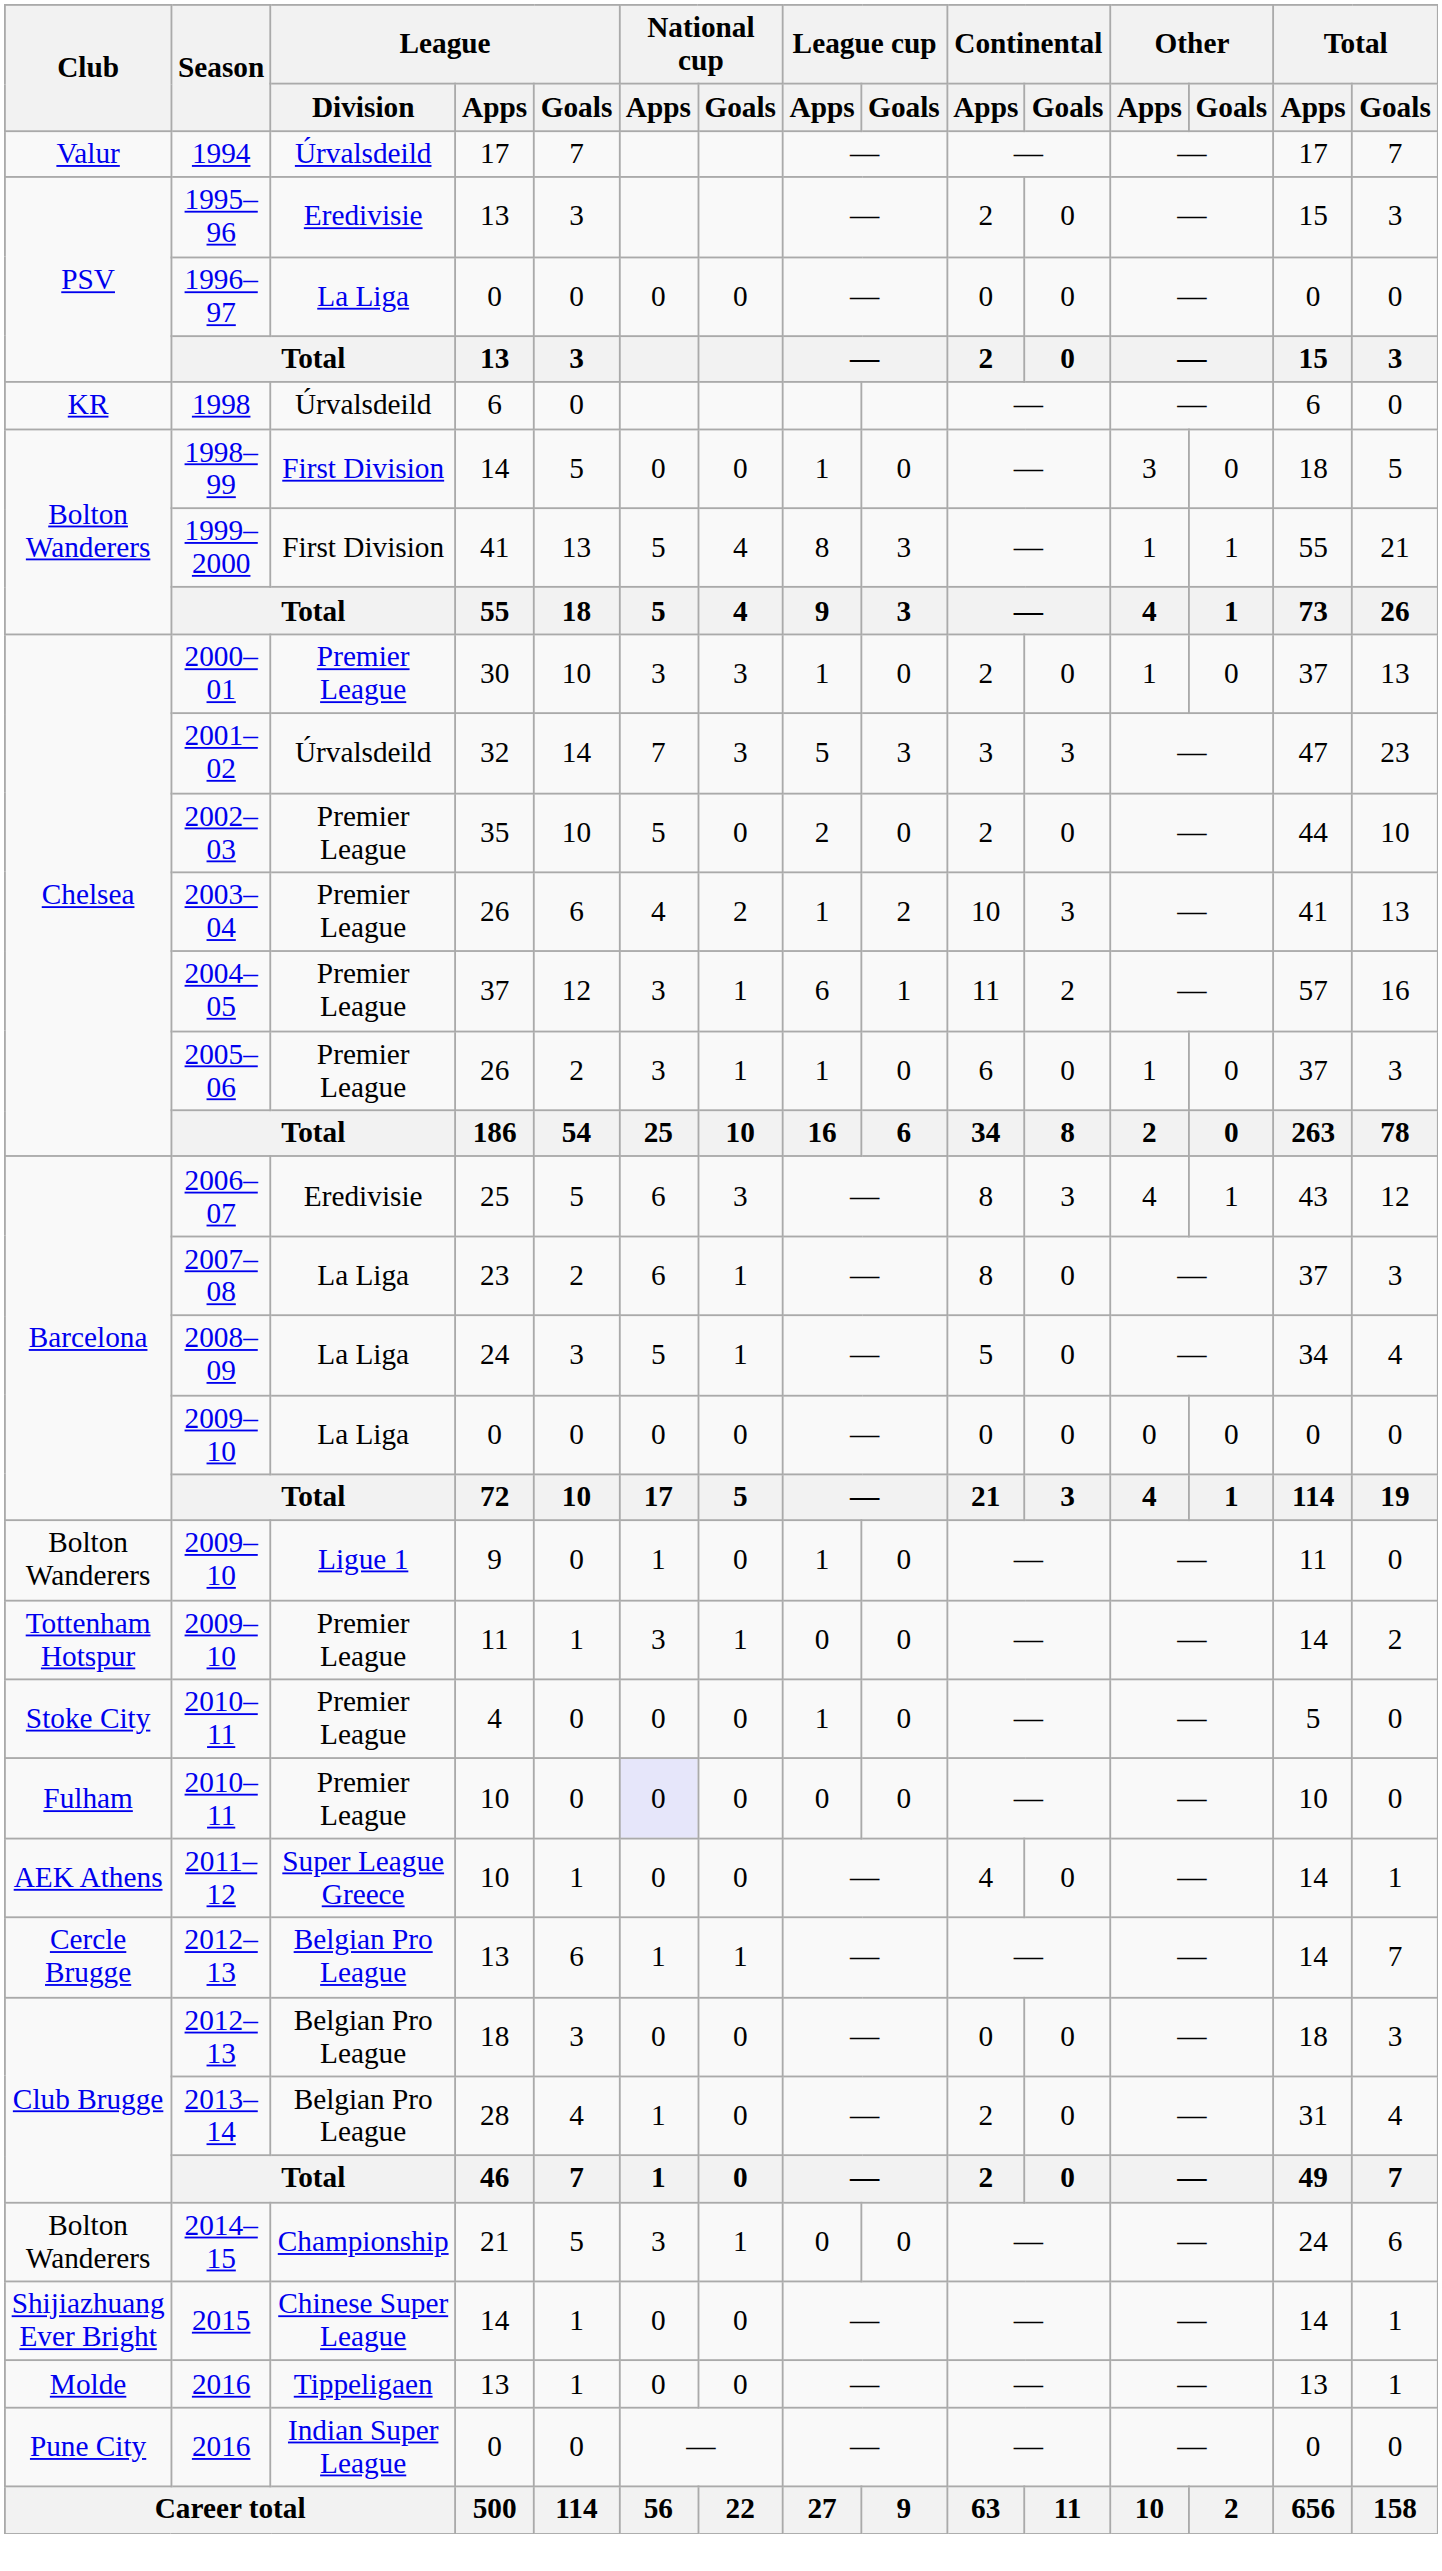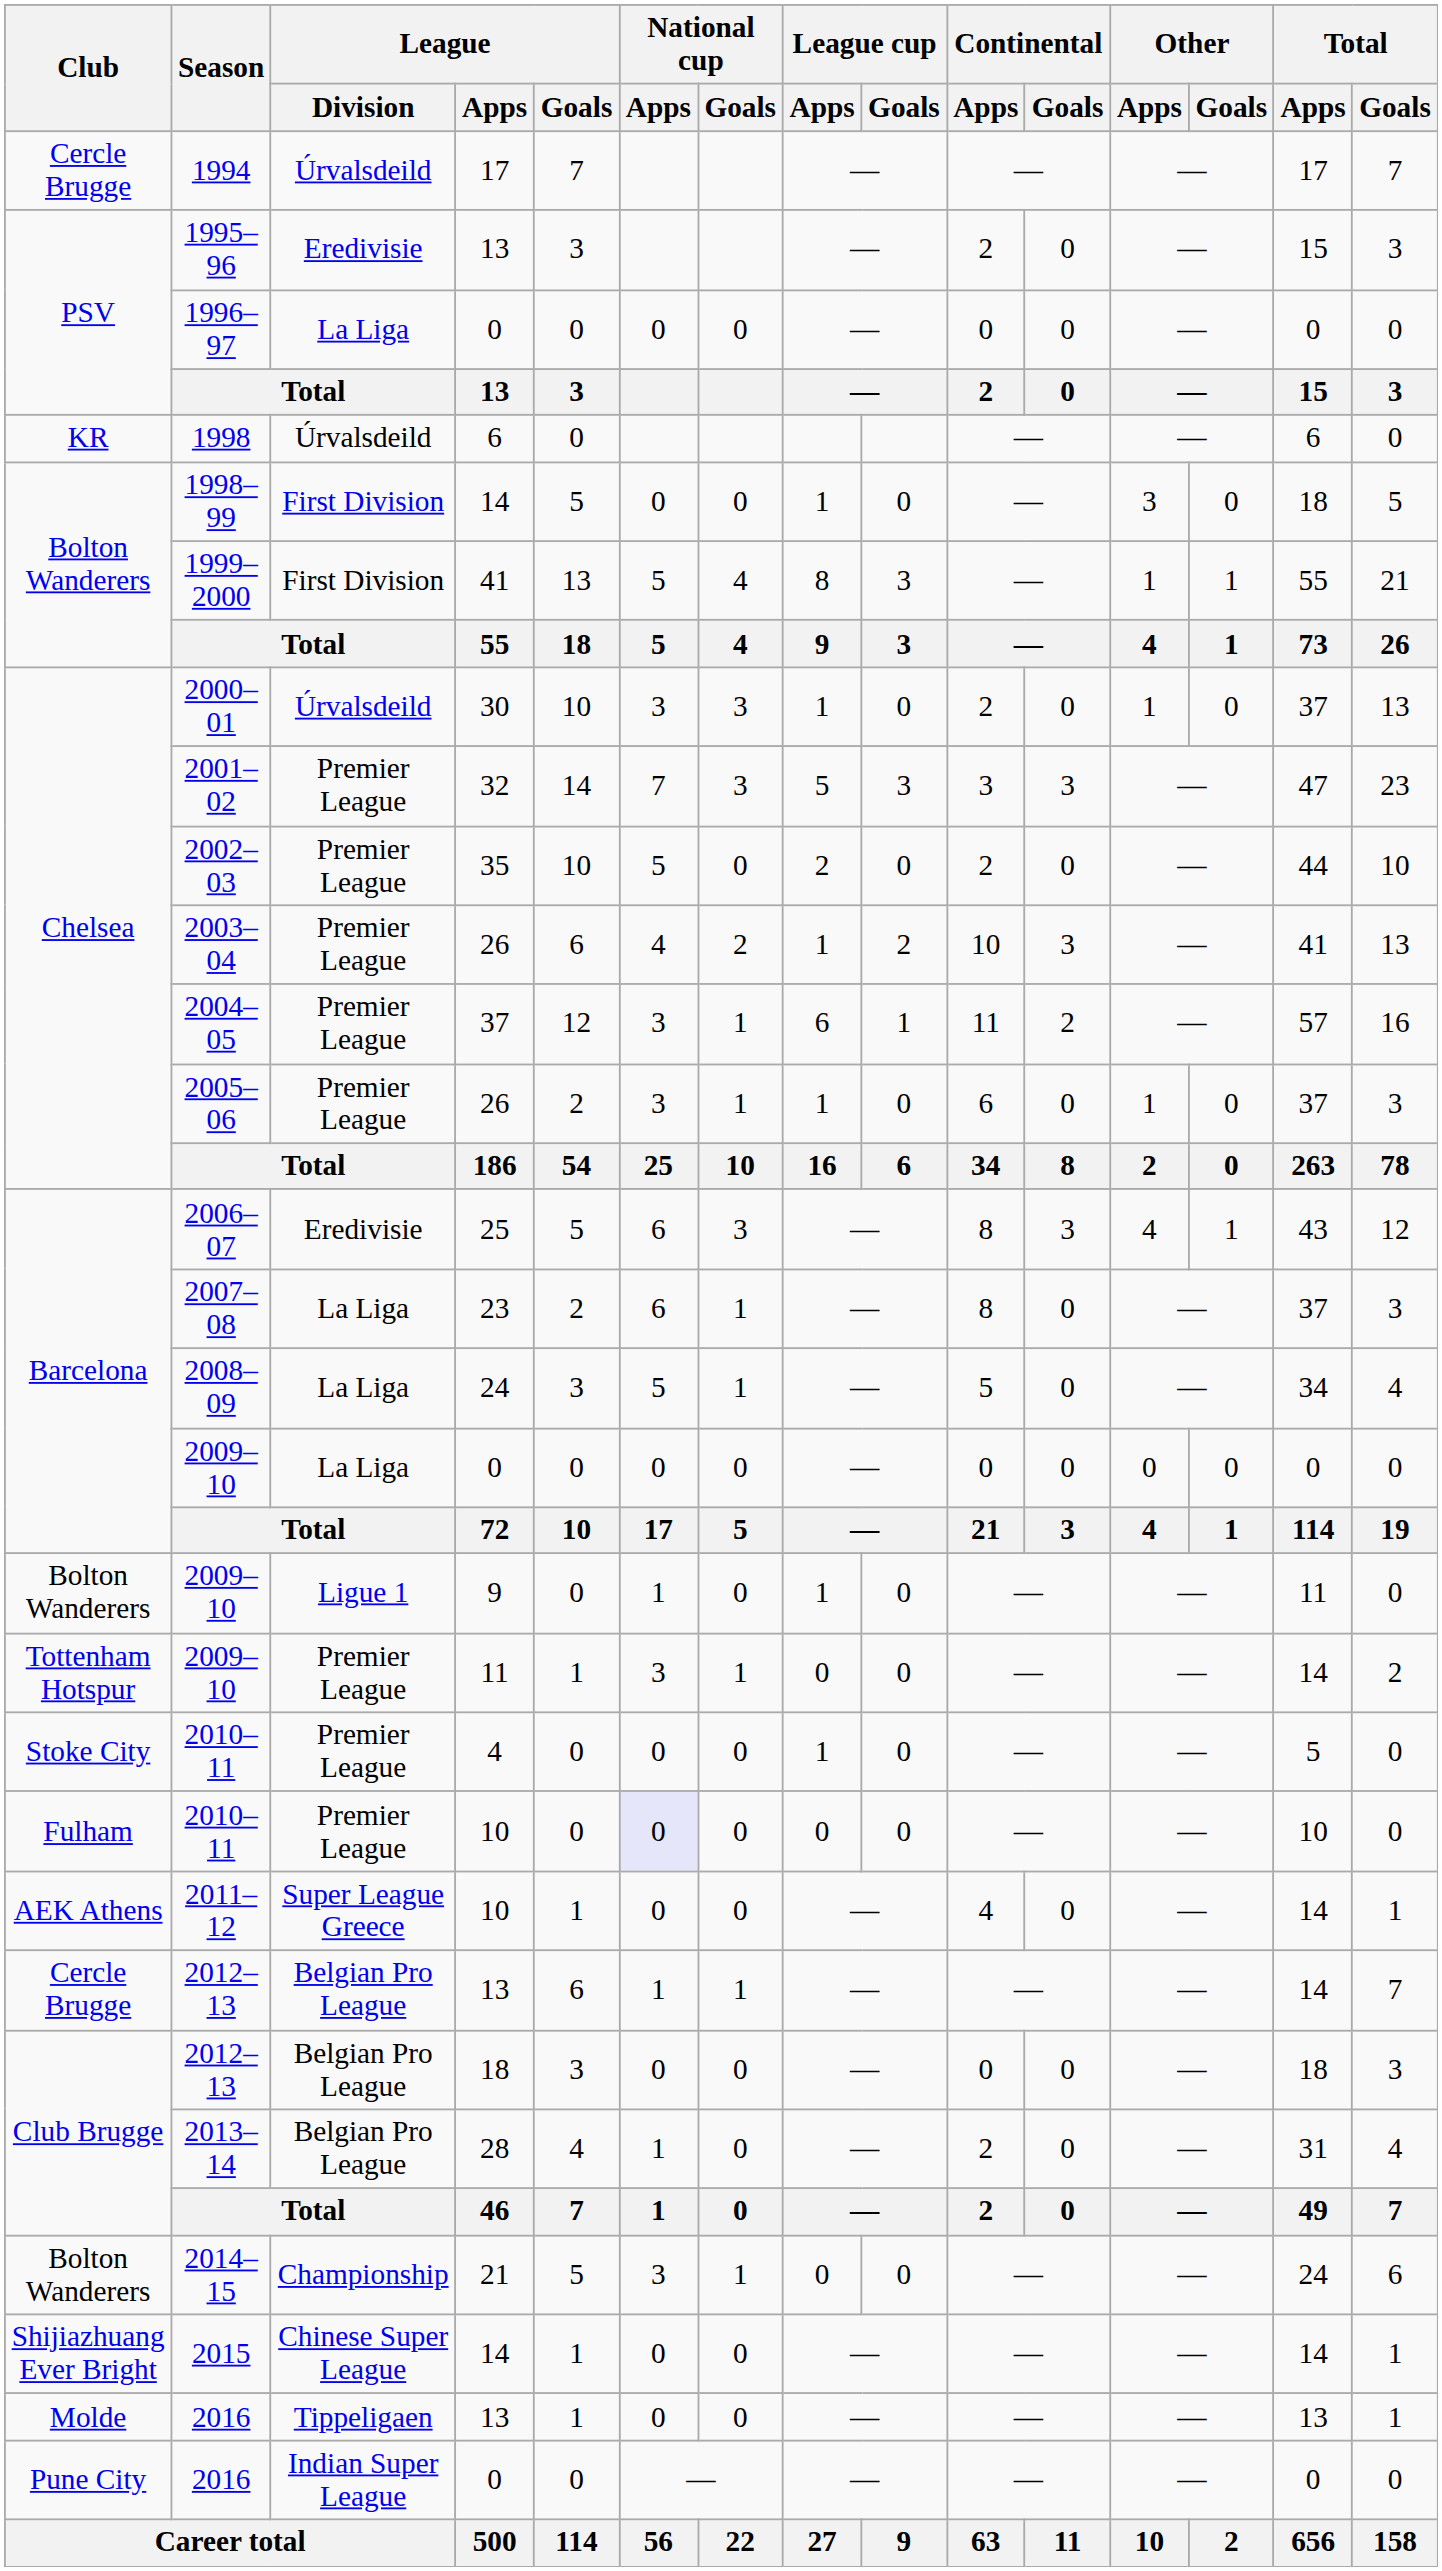(88, 153) Valur -> (88, 170) Cercle Brugge
(363, 673) Premier League -> (363, 706) Úrvalsdeild
(363, 752) Úrvalsdeild -> (363, 785) Premier League
